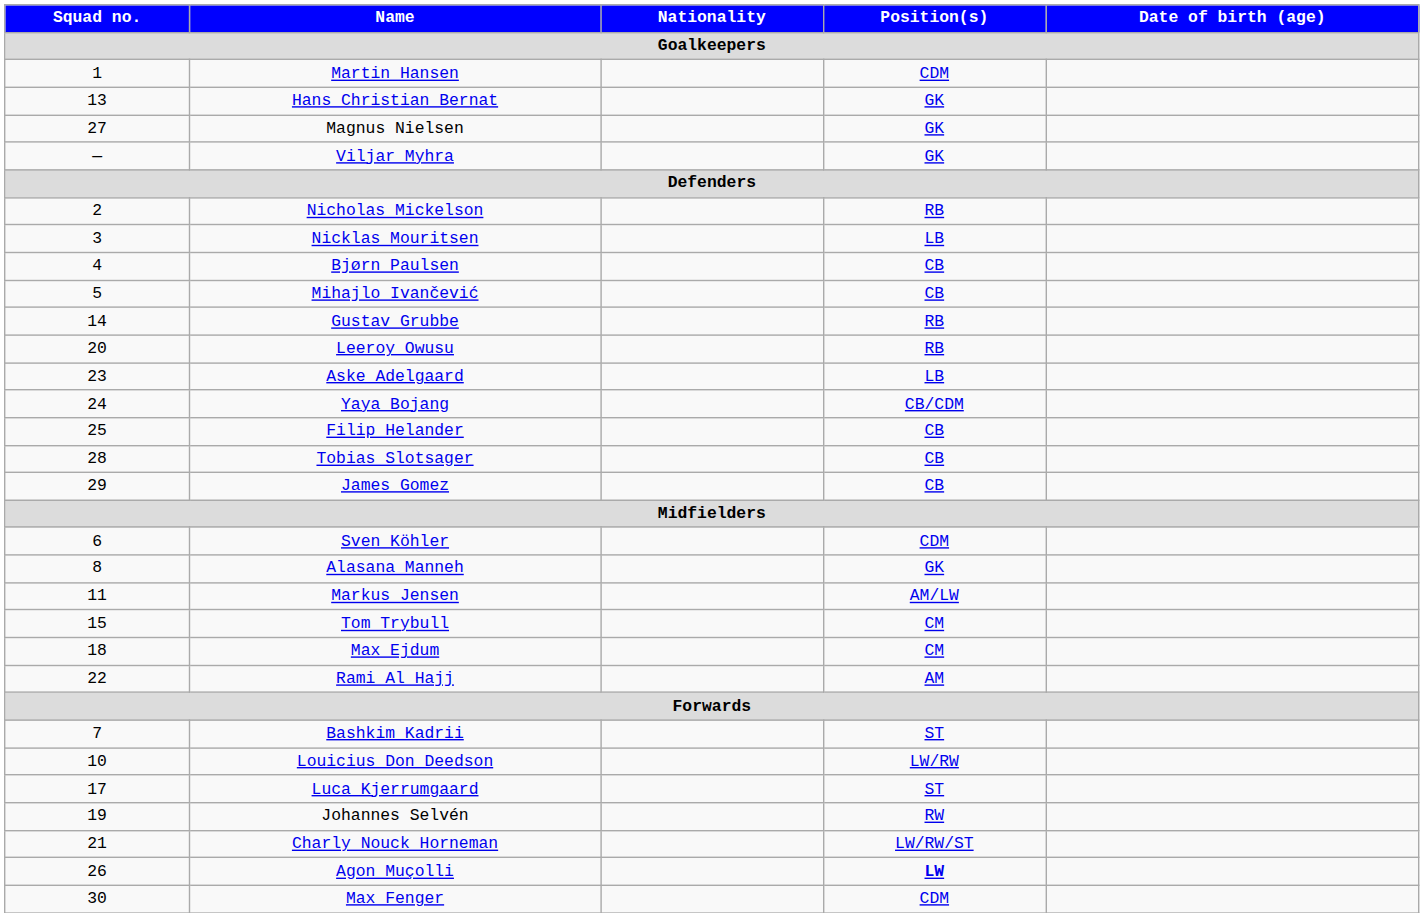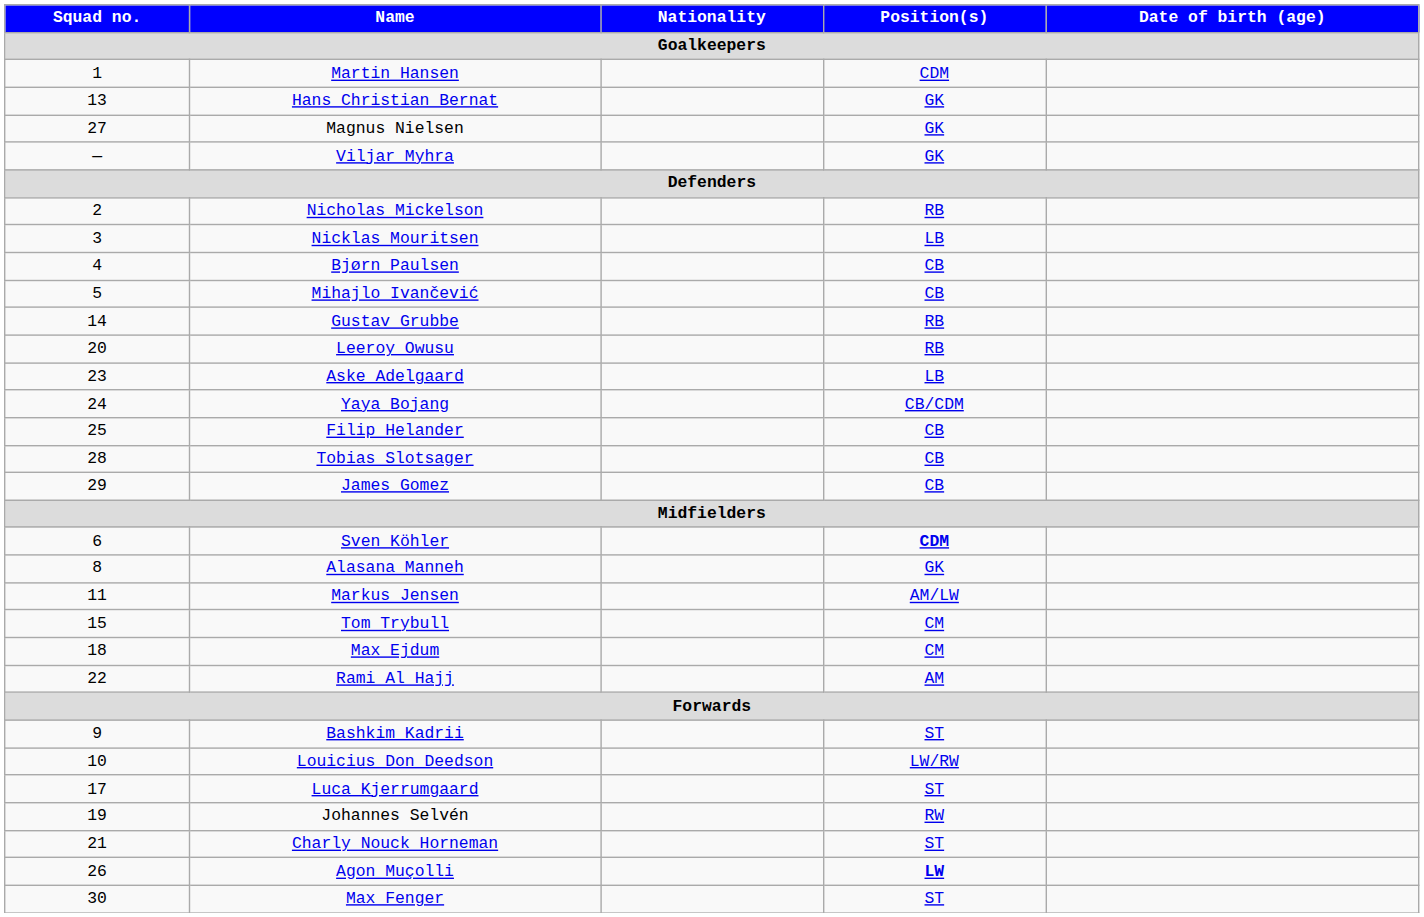(934, 541) normal -> (934, 541) bold
(97, 734) 7 -> (97, 734) 9
(934, 844) LW/RW/ST -> (934, 844) ST
(934, 899) CDM -> (934, 899) ST
